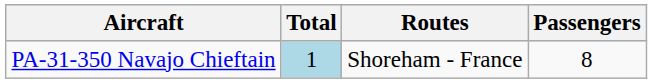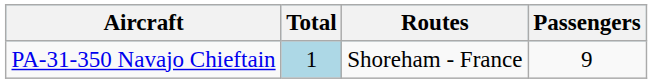(587, 59) 8 -> (587, 59) 9
